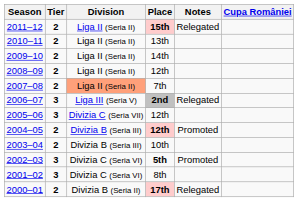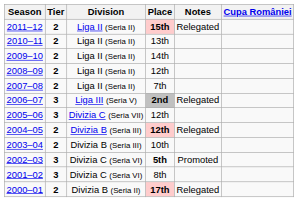(106, 86) lightsalmon background -> (106, 86) no background
(198, 130) Promoted -> (198, 130) Relegated
